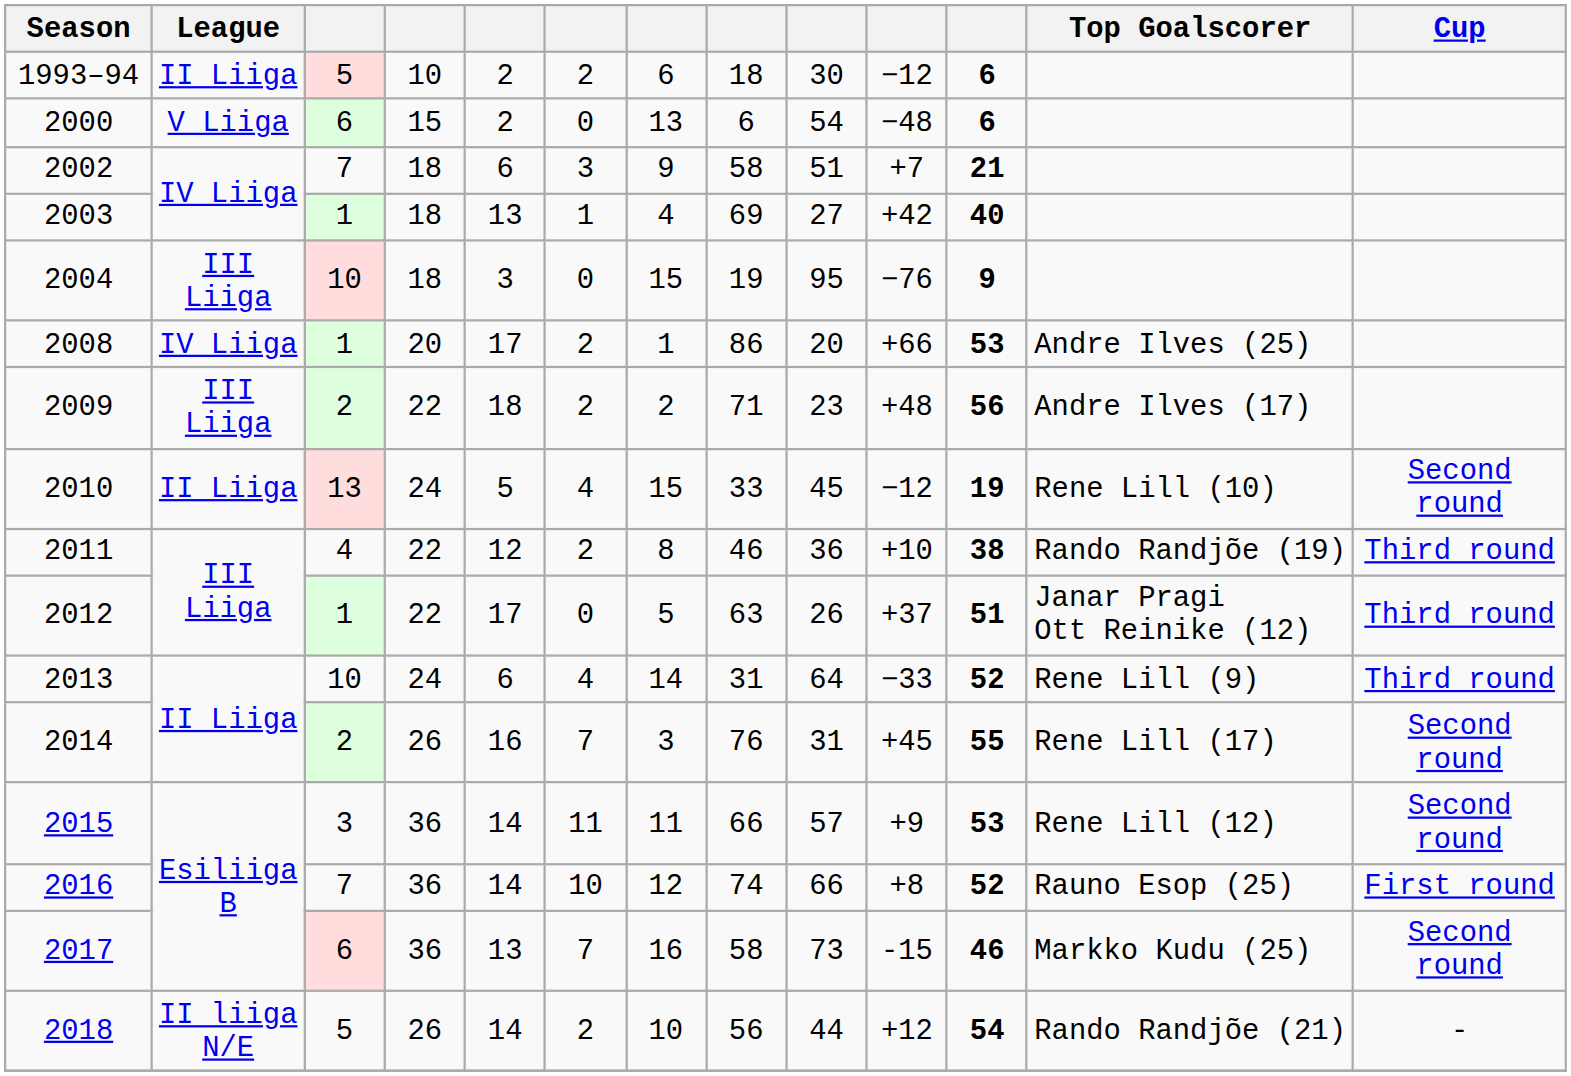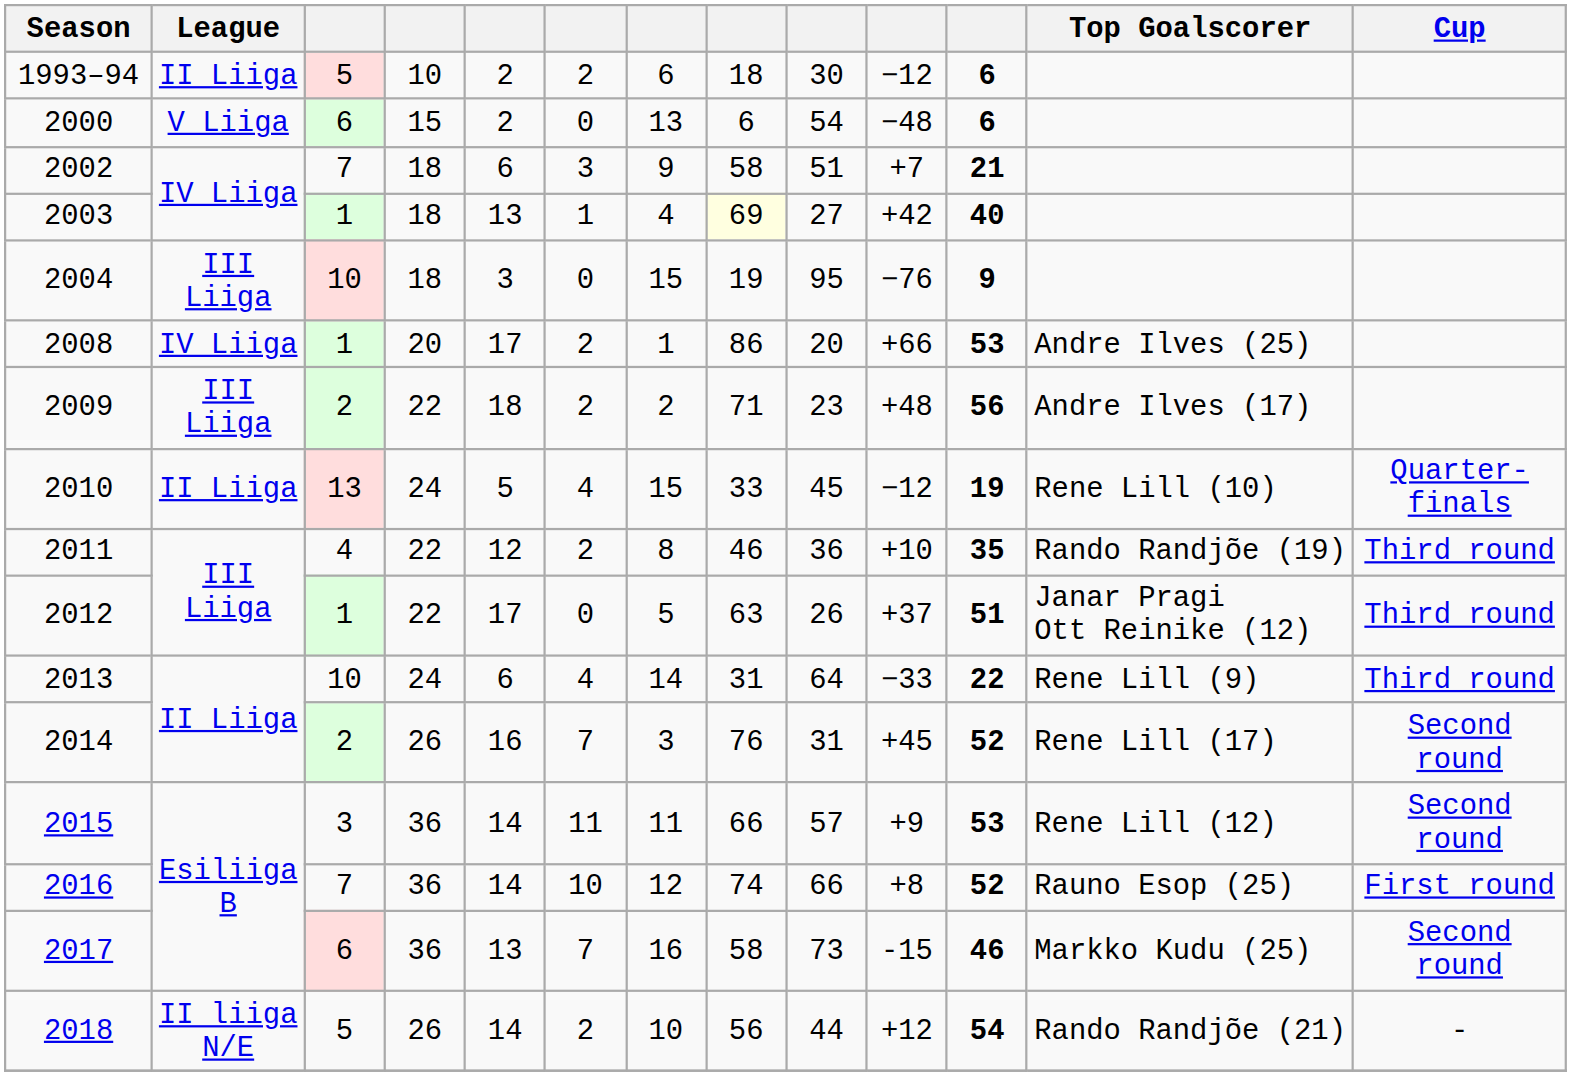(746, 217) no background -> (746, 217) lightyellow background
(1460, 488) Second round -> (1460, 488) Quarter-finals
(987, 552) 38 -> (987, 552) 35
(987, 679) 52 -> (987, 679) 22
(987, 743) 55 -> (987, 743) 52
